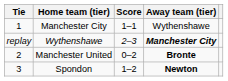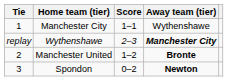(129, 54) 0–2 -> (129, 54) 1–2
(129, 69) 1–2 -> (129, 69) 0–2
